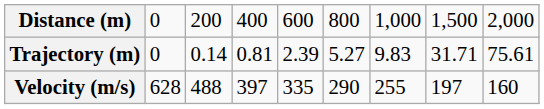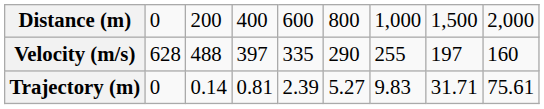rows swapped: (75, 53) <-> (75, 86)
